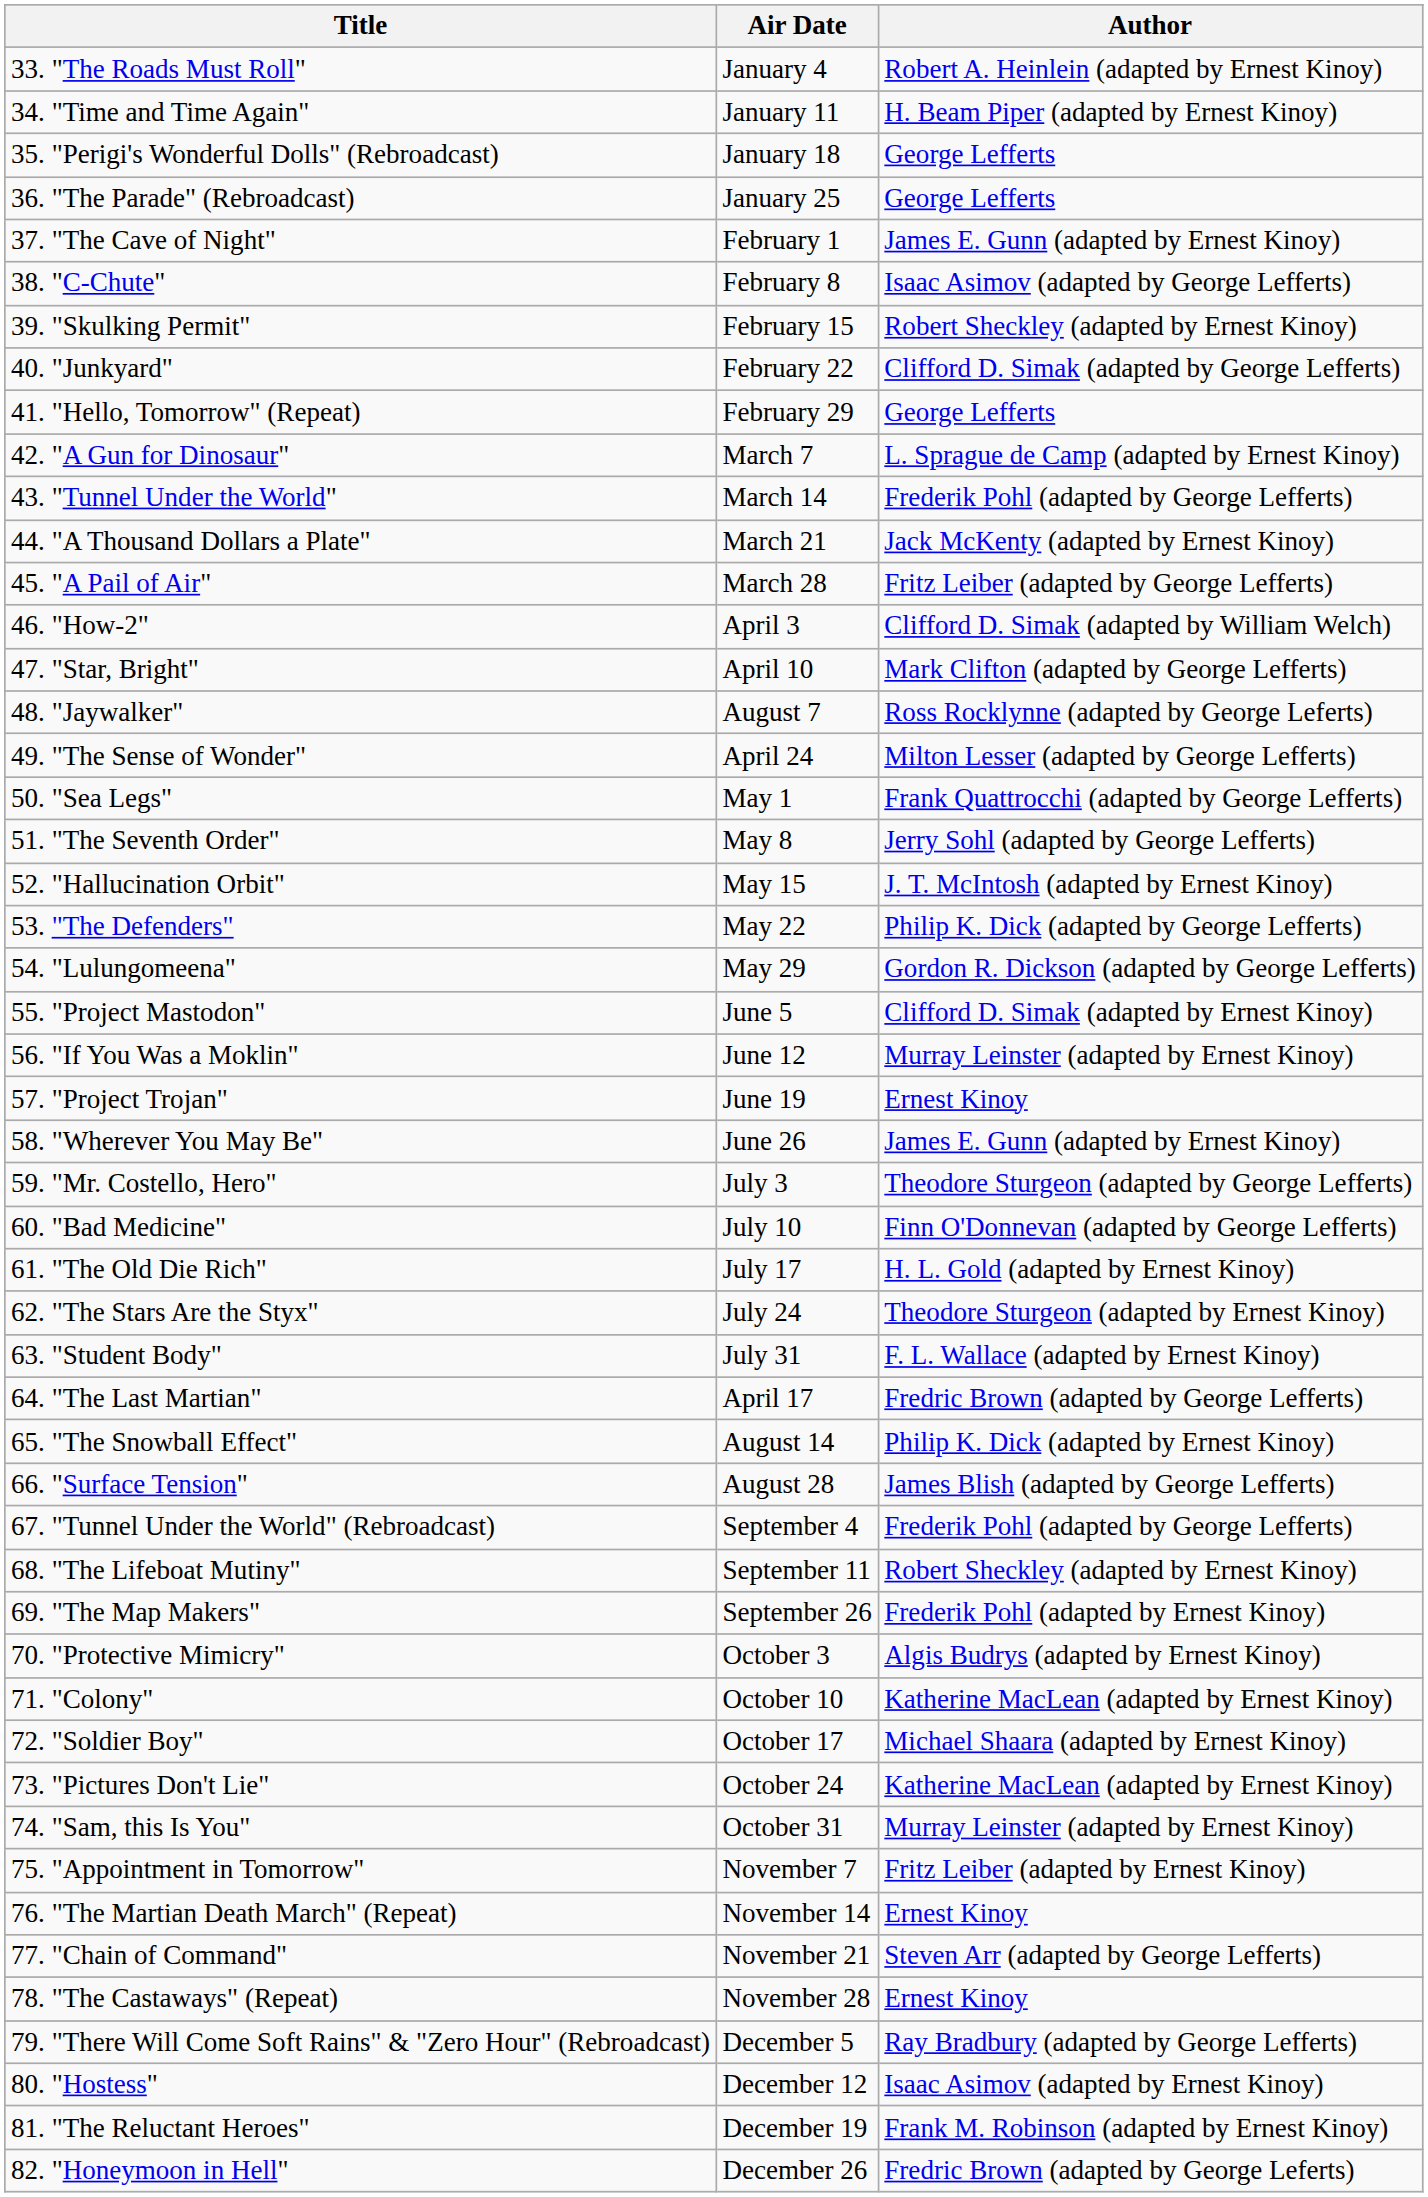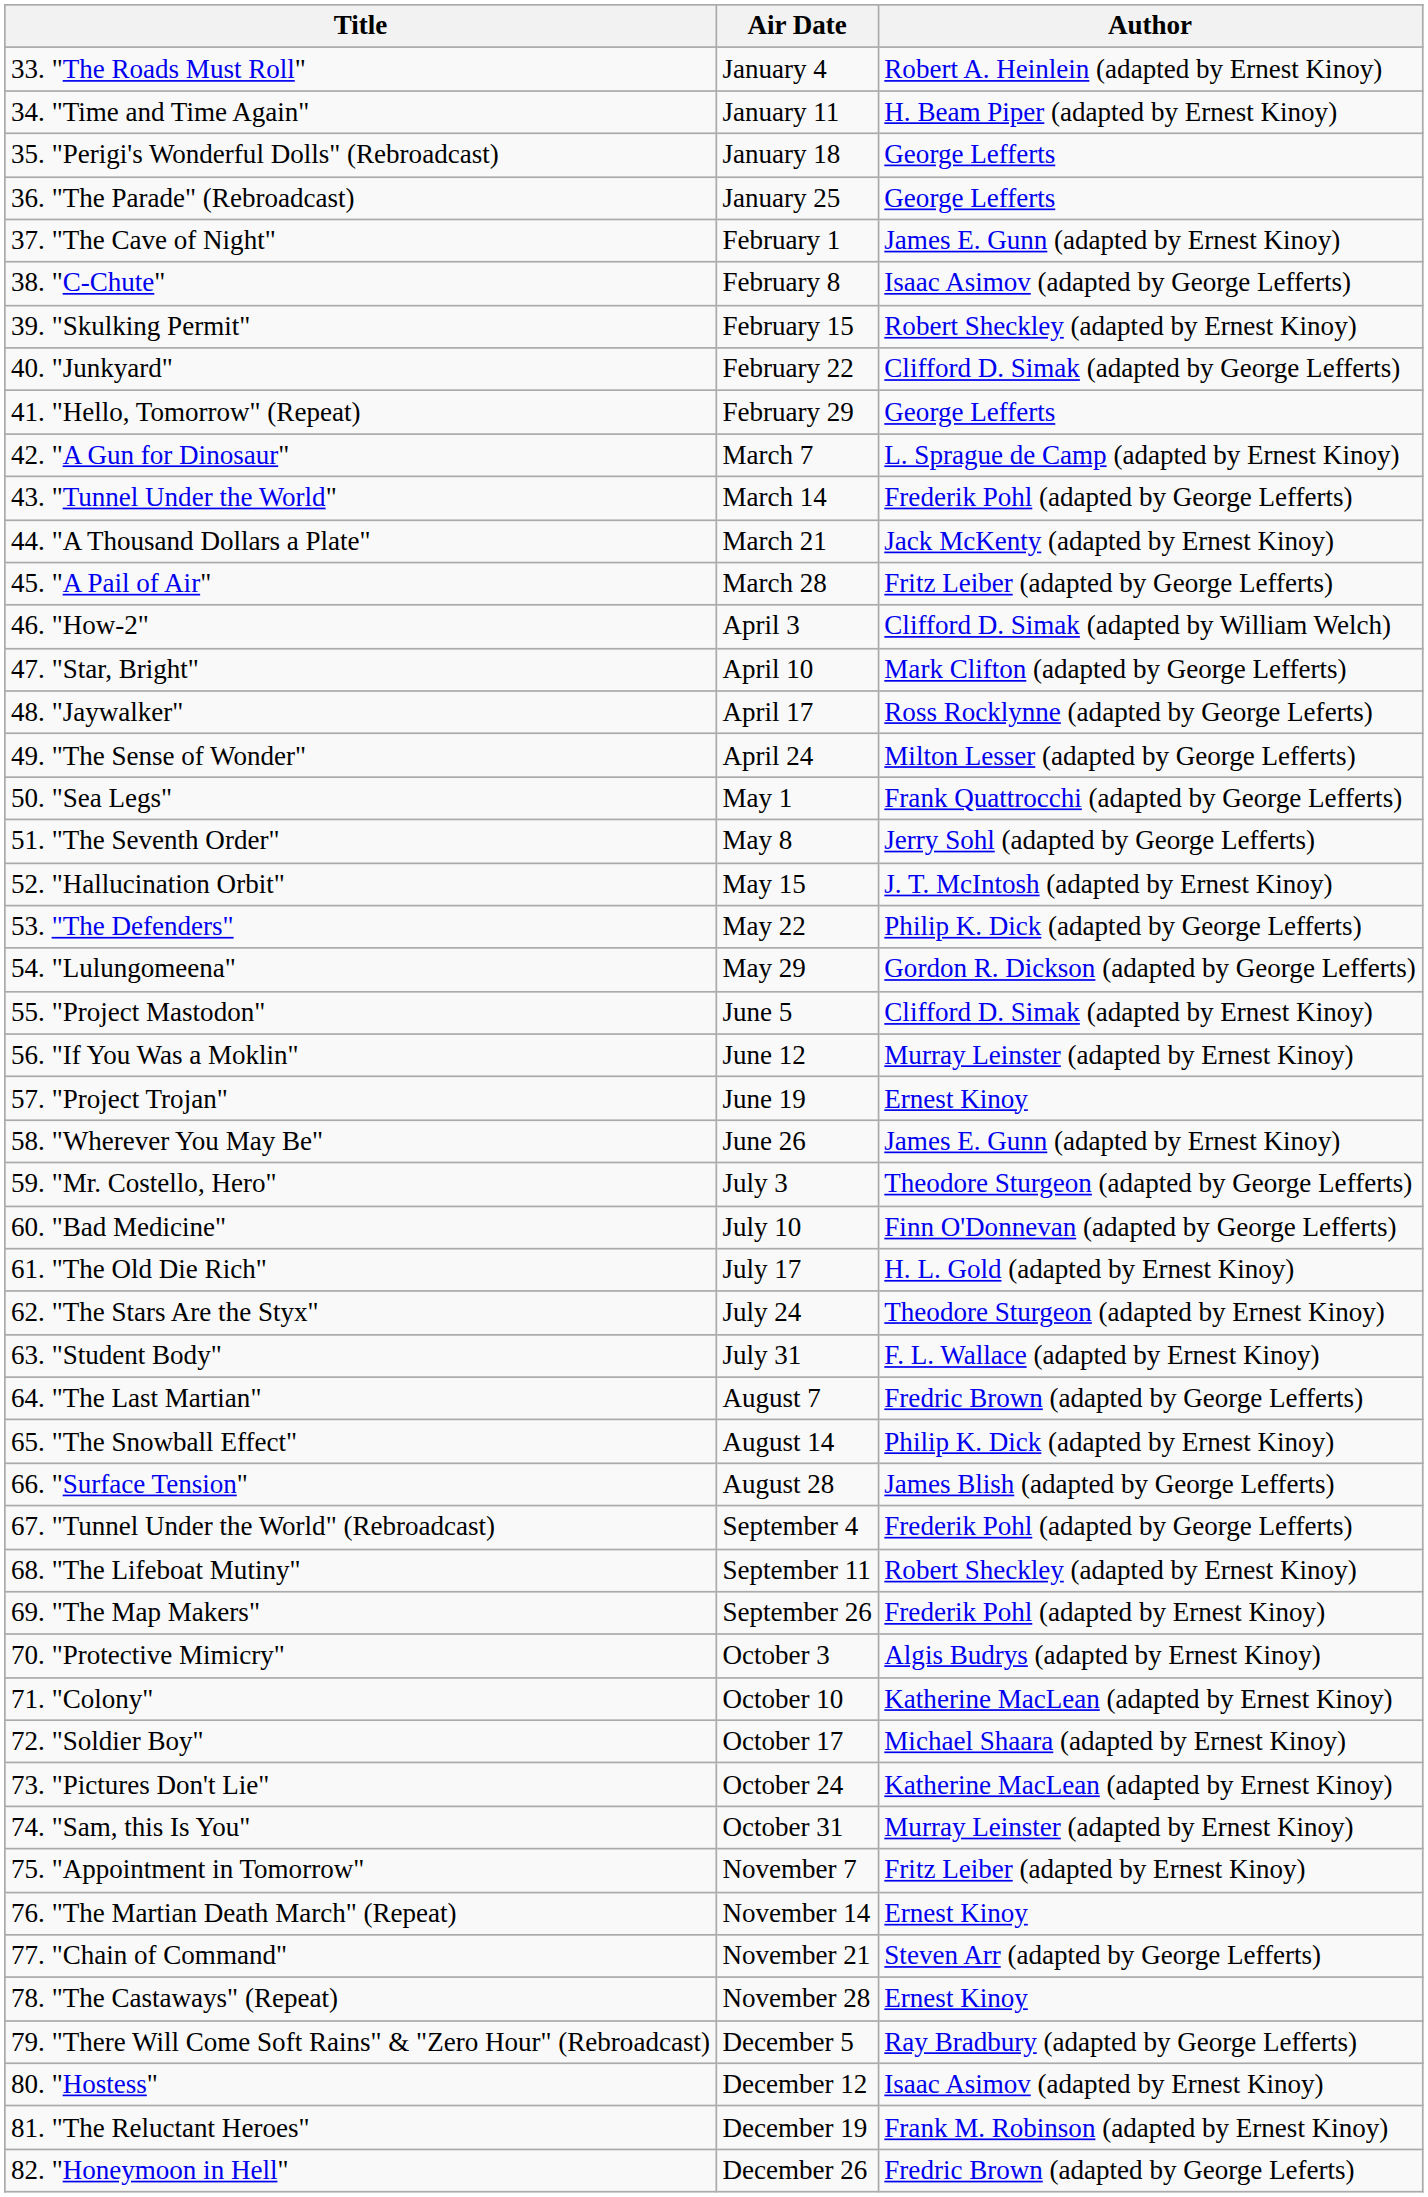(772, 712) August 7 -> (768, 712) April 17
(768, 1398) April 17 -> (772, 1398) August 7
